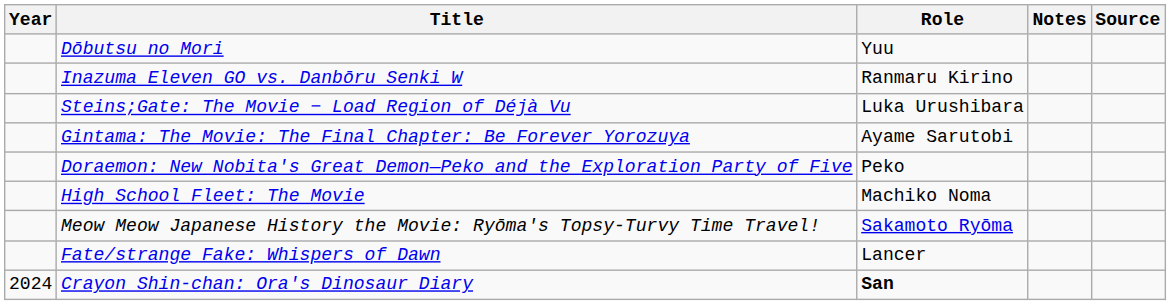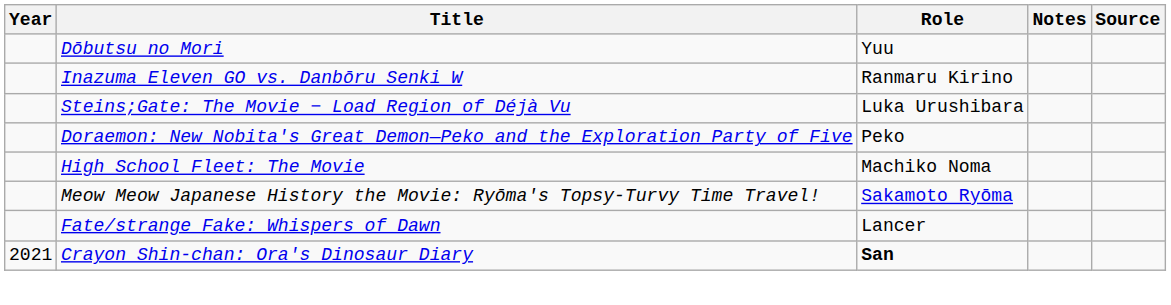- row: (375, 137)
(31, 284) 2024 -> (31, 255) 2021
